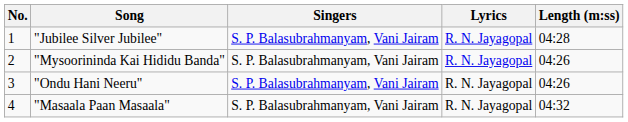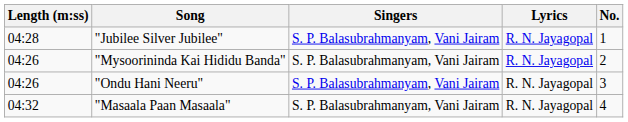columns swapped: (18, 15) <-> (579, 15)
